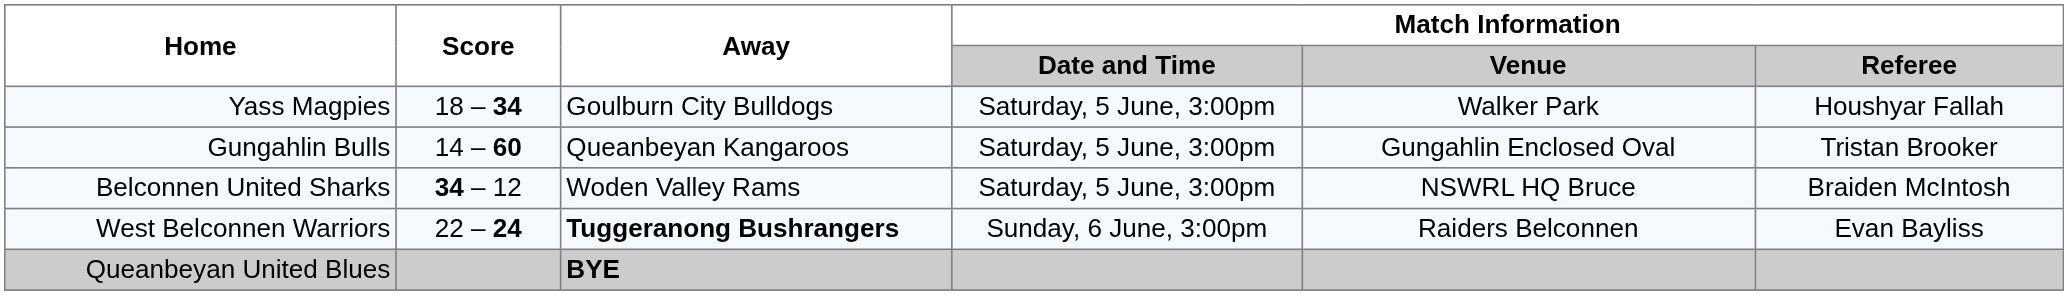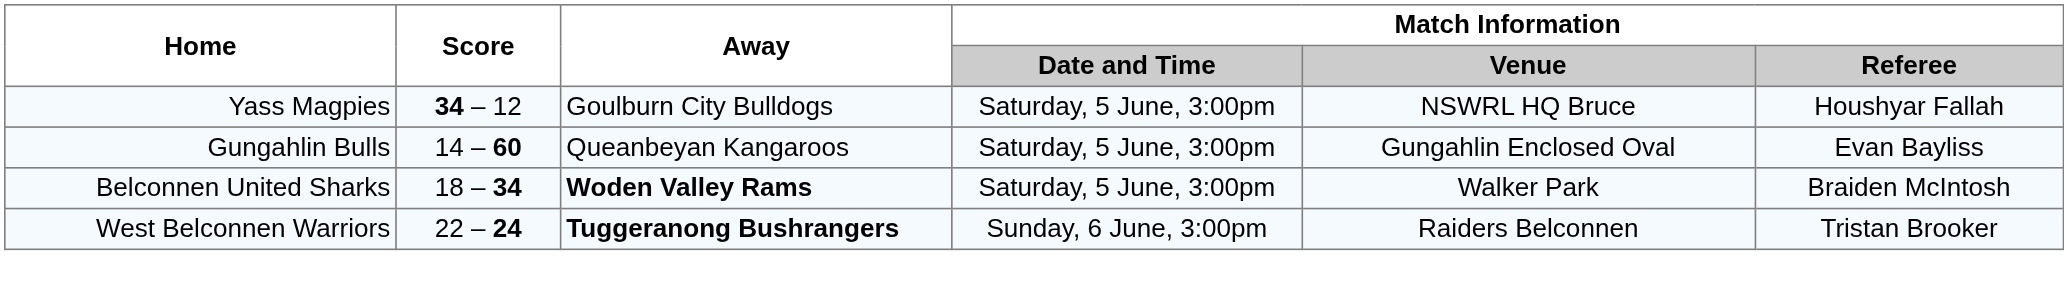(478, 106) 18 – 34 -> (478, 106) 34 – 12
(1528, 106) Walker Park -> (1528, 106) NSWRL HQ Bruce
(1909, 147) Tristan Brooker -> (1909, 147) Evan Bayliss
(478, 187) 34 – 12 -> (478, 187) 18 – 34
(683, 187) normal -> (689, 187) bold
(1528, 187) NSWRL HQ Bruce -> (1528, 187) Walker Park
(1909, 228) Evan Bayliss -> (1909, 228) Tristan Brooker
- row: (238, 269)
